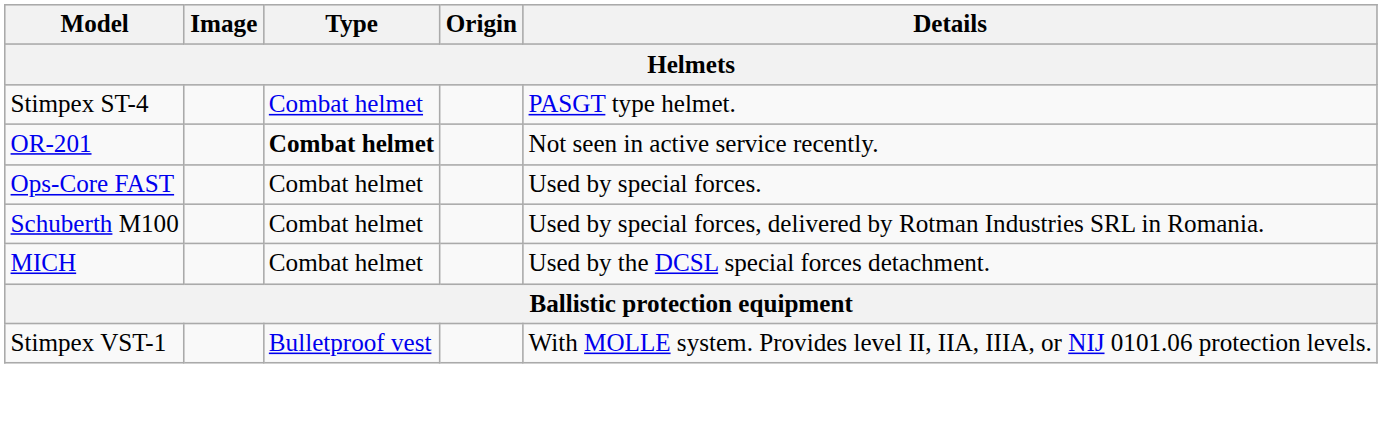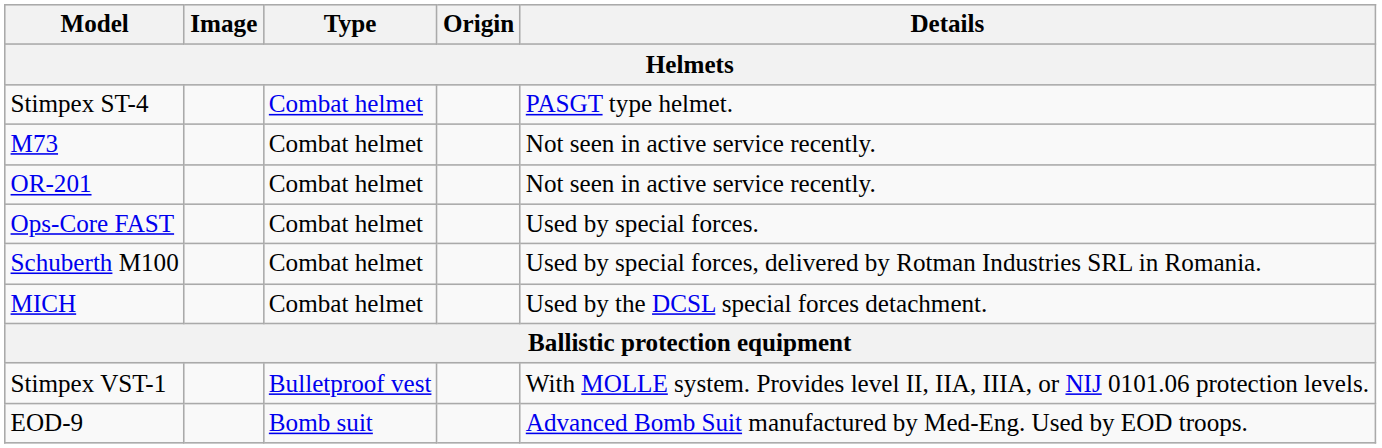+ row: (34, 143)
(352, 143) bold -> (346, 183) normal
+ row: (47, 422)
